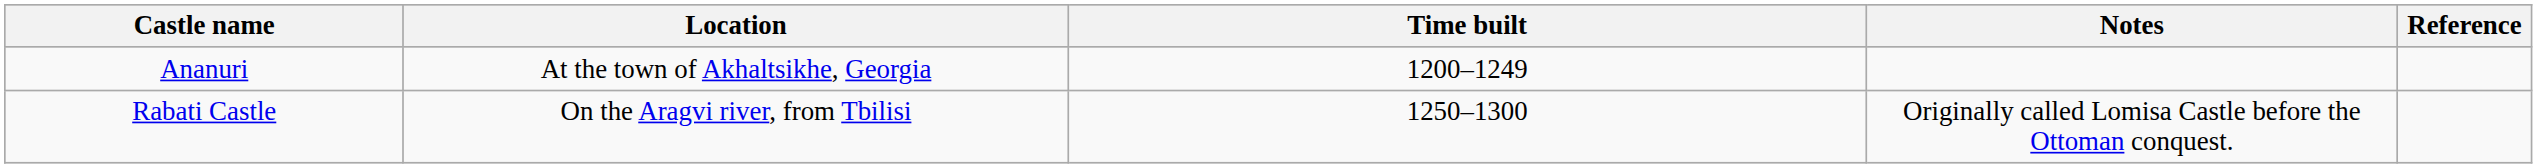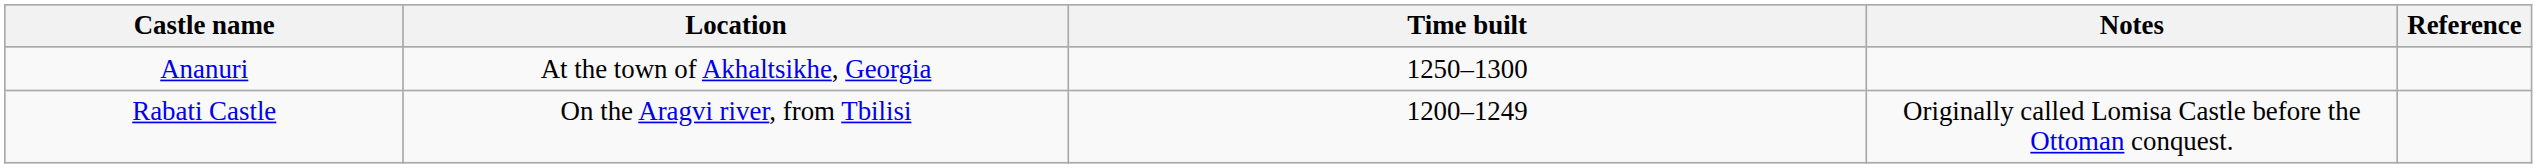(1467, 68) 1200–1249 -> (1467, 68) 1250–1300
(1467, 111) 1250–1300 -> (1467, 111) 1200–1249
